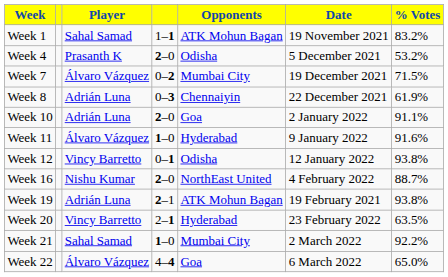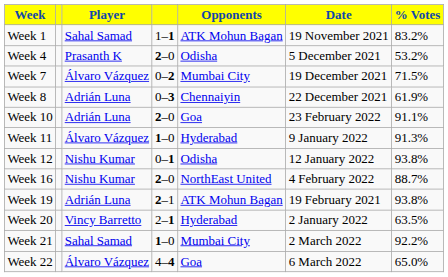(328, 117) 2 January 2022 -> (335, 117) 23 February 2022
(411, 138) 91.6% -> (411, 138) 91.3%
(103, 158) Vincy Barretto -> (100, 158) Nishu Kumar
(335, 220) 23 February 2022 -> (328, 220) 2 January 2022
